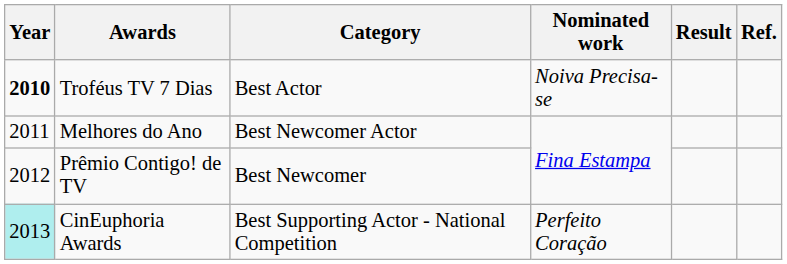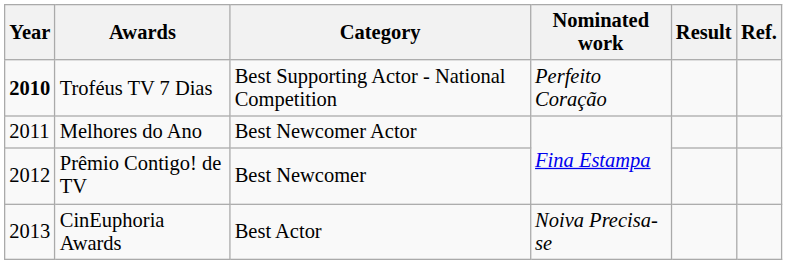(278, 87) Best Actor -> (370, 87) Best Supporting Actor - National Competition
(596, 87) Noiva Precisa-se -> (571, 87) Perfeito Coração
(30, 231) paleturquoise background -> (30, 231) no background
(370, 231) Best Supporting Actor - National Competition -> (278, 231) Best Actor
(571, 231) Perfeito Coração -> (596, 231) Noiva Precisa-se
